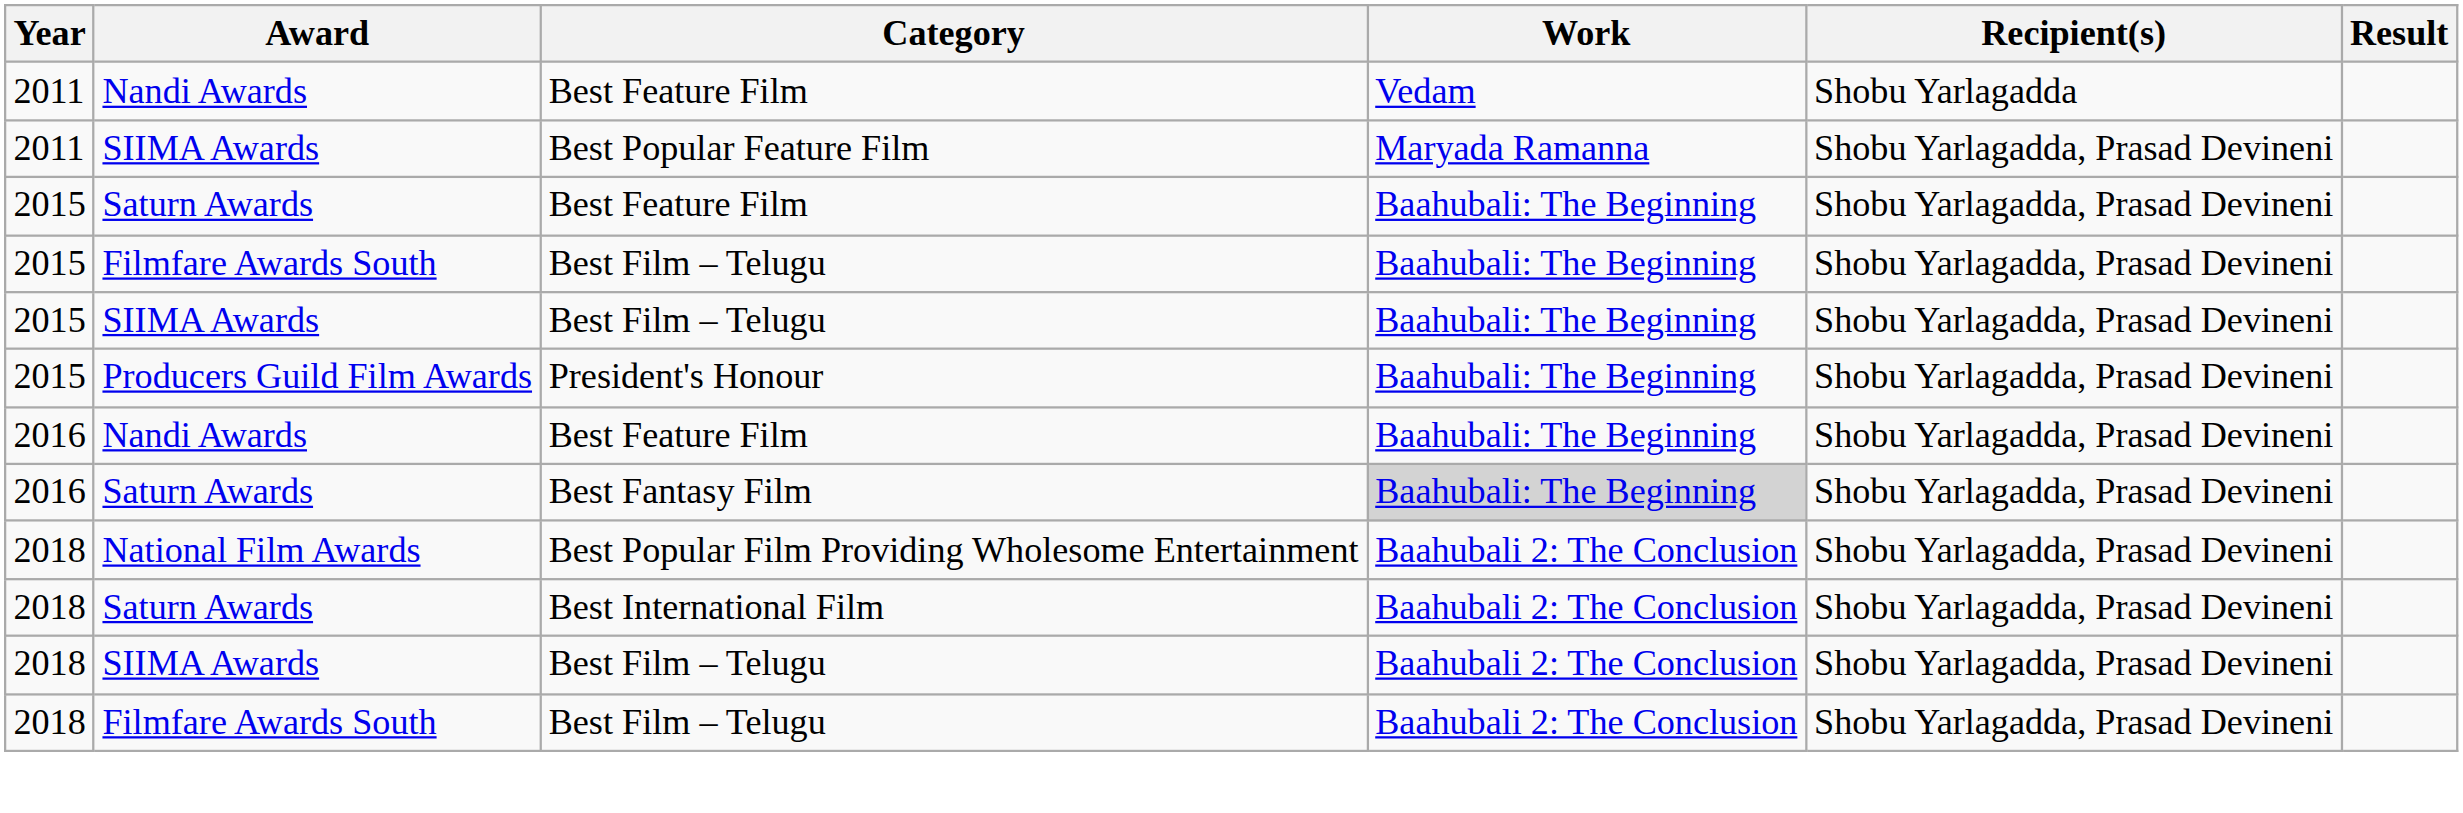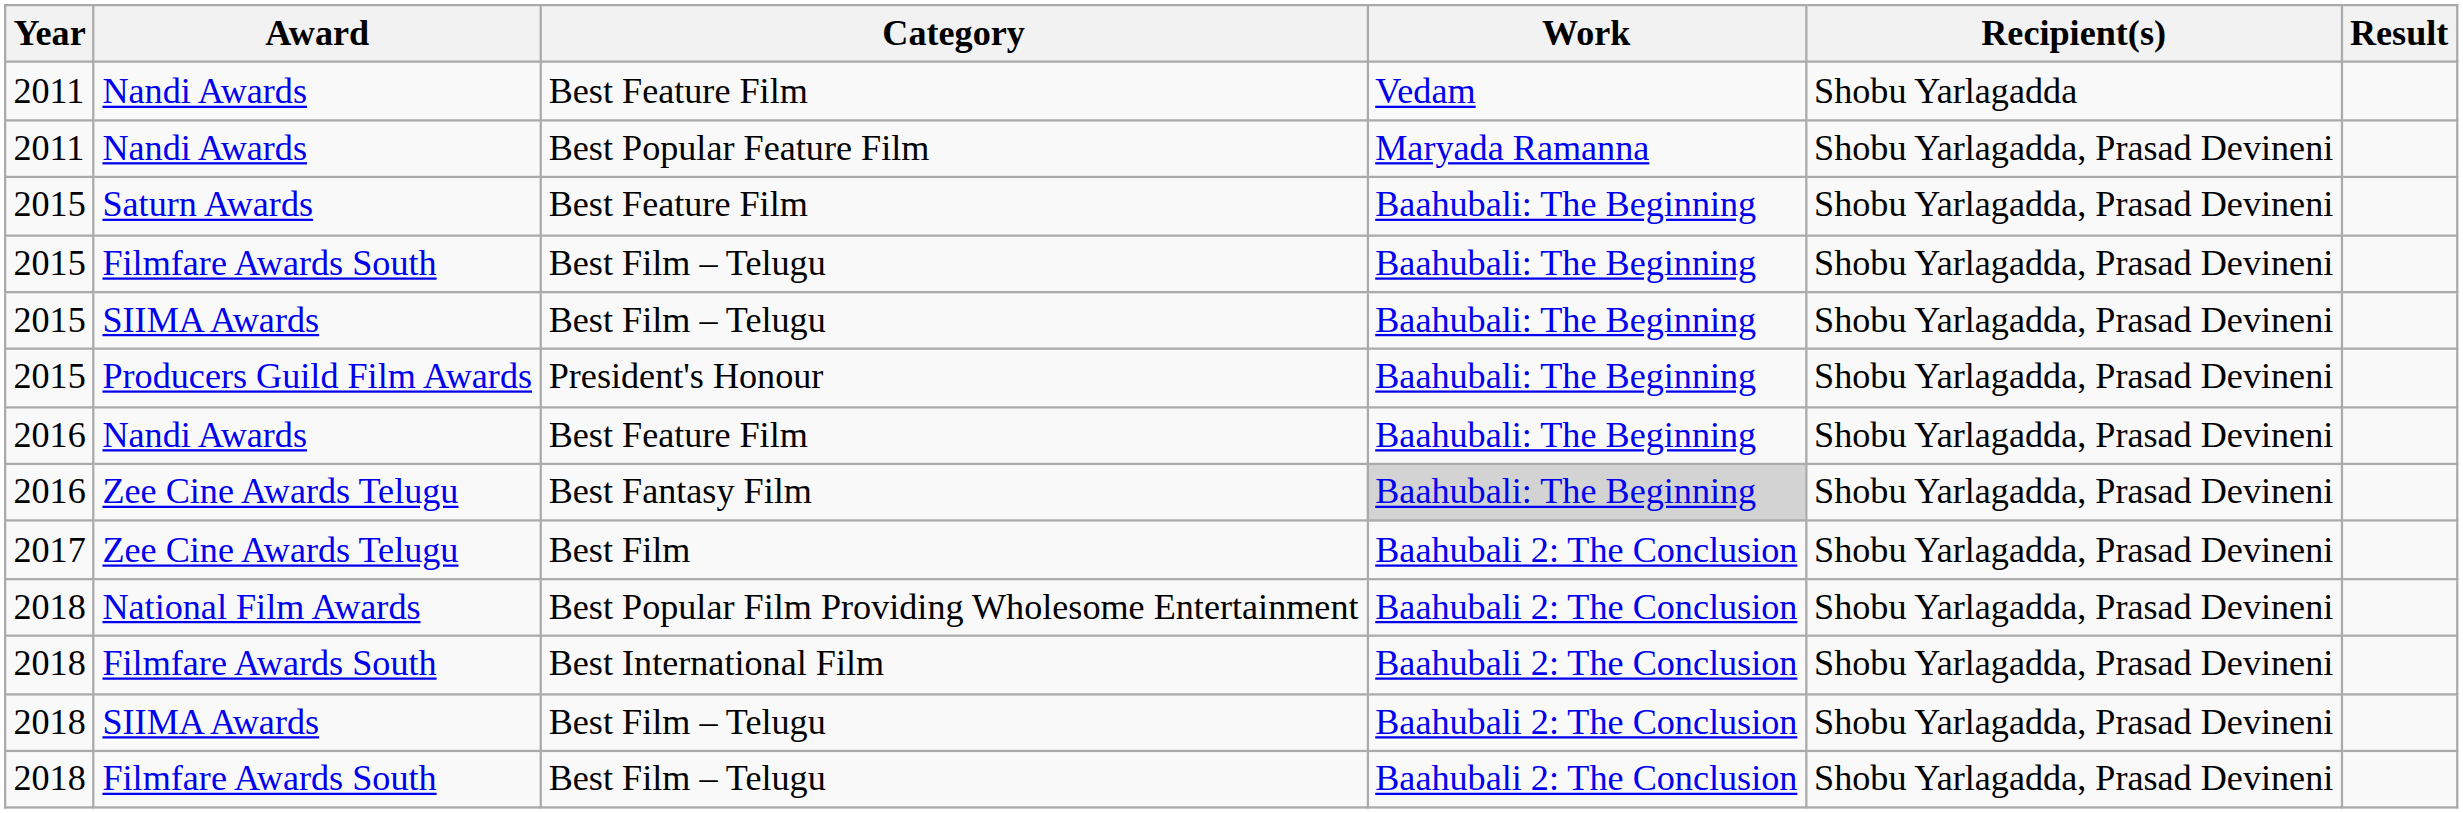(211, 147) SIIMA Awards -> (205, 147) Nandi Awards
(208, 491) Saturn Awards -> (280, 491) Zee Cine Awards Telugu
+ row: (50, 549)
(208, 606) Saturn Awards -> (270, 663) Filmfare Awards South
